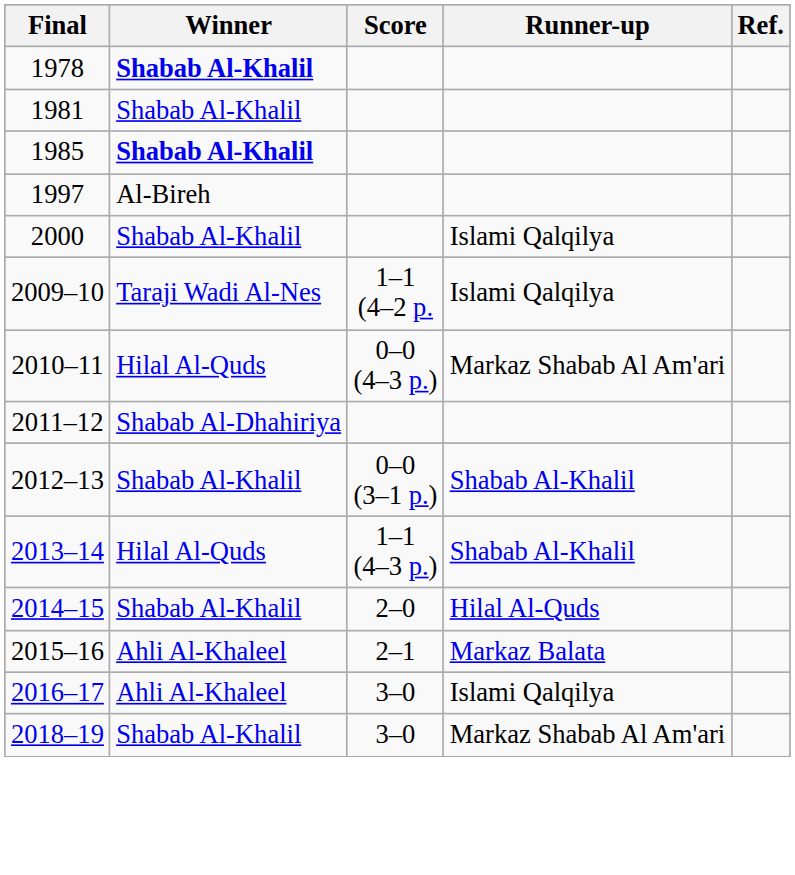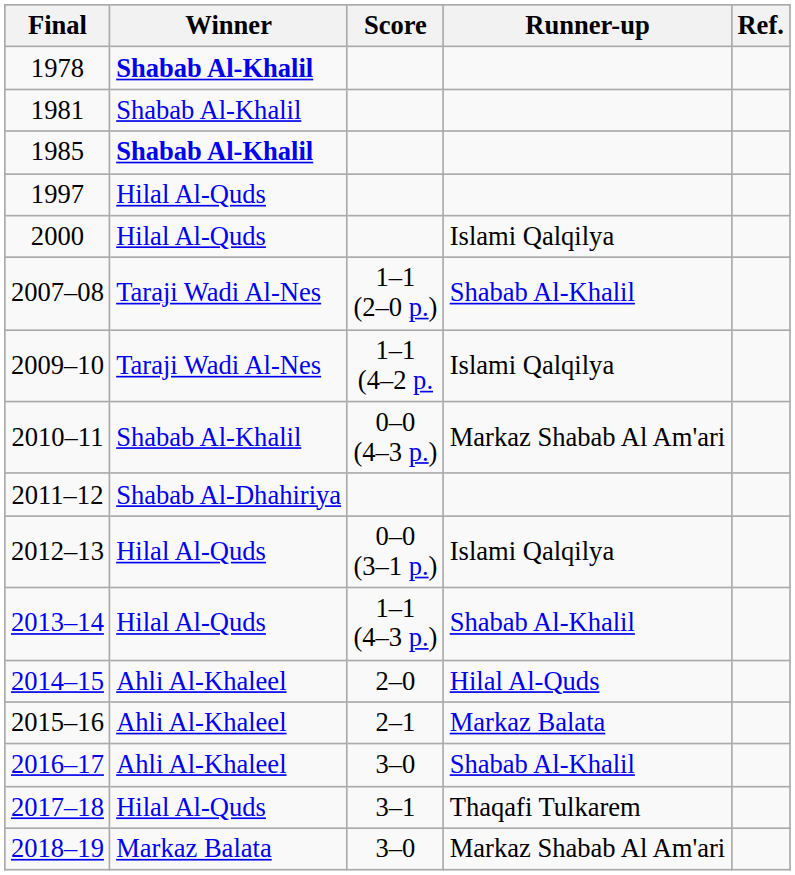(163, 194) Al-Bireh -> (191, 194) Hilal Al-Quds
(209, 236) Shabab Al-Khalil -> (191, 236) Hilal Al-Quds
+ row: (57, 293)
(191, 365) Hilal Al-Quds -> (209, 437) Shabab Al-Khalil
(209, 479) Shabab Al-Khalil -> (191, 551) Hilal Al-Quds
(542, 479) Shabab Al-Khalil -> (532, 551) Islami Qalqilya
(209, 608) Shabab Al-Khalil -> (201, 680) Ahli Al-Khaleel
(532, 692) Islami Qalqilya -> (542, 764) Shabab Al-Khalil
+ row: (57, 806)
(209, 734) Shabab Al-Khalil -> (194, 848) Markaz Balata
